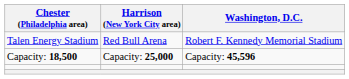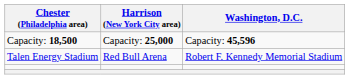rows swapped: (53, 40) <-> (42, 56)
